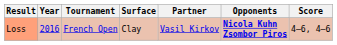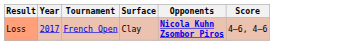- column: (190, 11)
(50, 29) 2016 -> (50, 29) 2017
